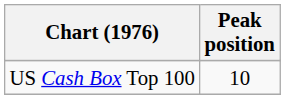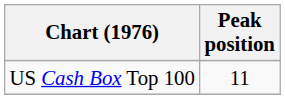(240, 77) 10 -> (240, 77) 11
